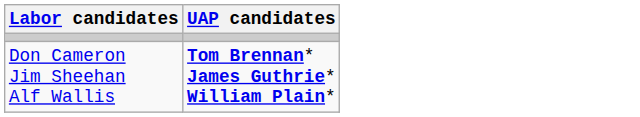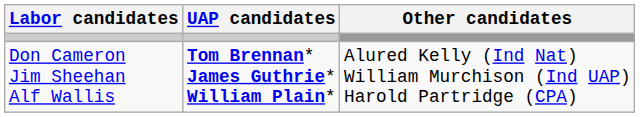+ column: (487, 19)
